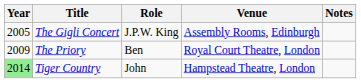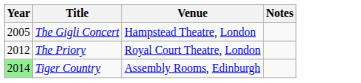- column: (152, 13)
(252, 31) Assembly Rooms, Edinburgh -> (190, 31) Hampstead Theatre, London
(19, 50) 2009 -> (19, 50) 2012
(249, 68) Hampstead Theatre, London -> (192, 68) Assembly Rooms, Edinburgh
